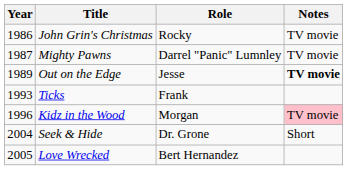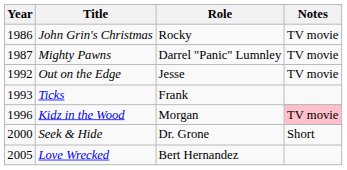(20, 74) 1989 -> (20, 74) 1992
(313, 74) bold -> (313, 74) normal
(20, 134) 2004 -> (20, 134) 2000
